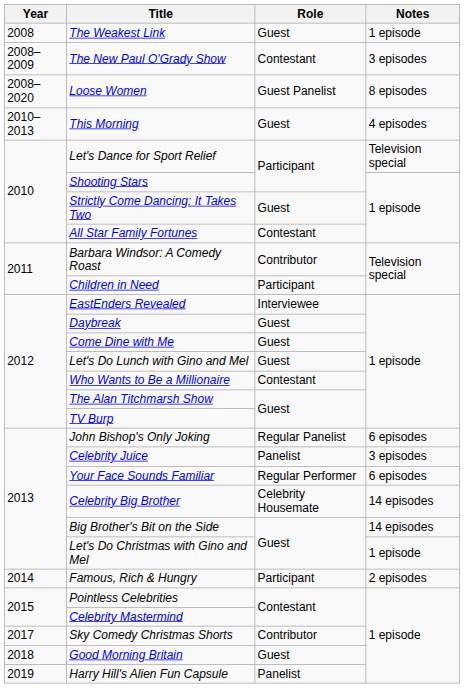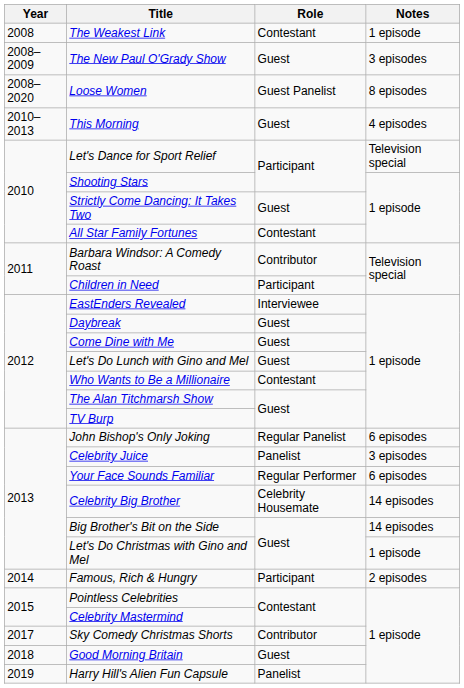(274, 33) Guest -> (287, 33) Contestant
(287, 58) Contestant -> (274, 58) Guest
